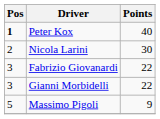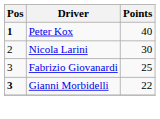(147, 67) 22 -> (147, 67) 25
(10, 85) normal -> (10, 85) bold
- row: (63, 104)
